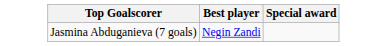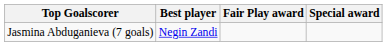+ column: (263, 13)
